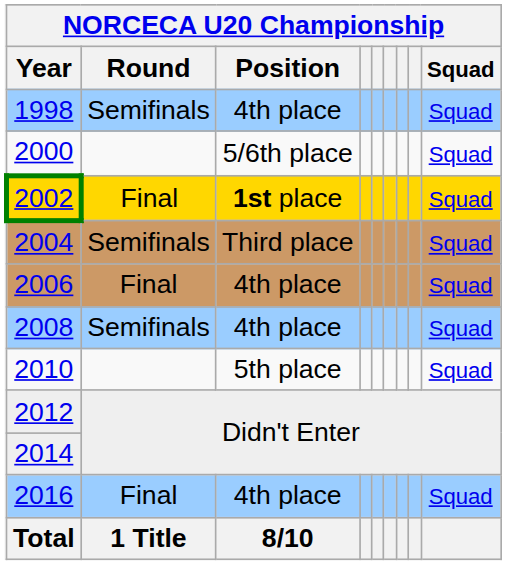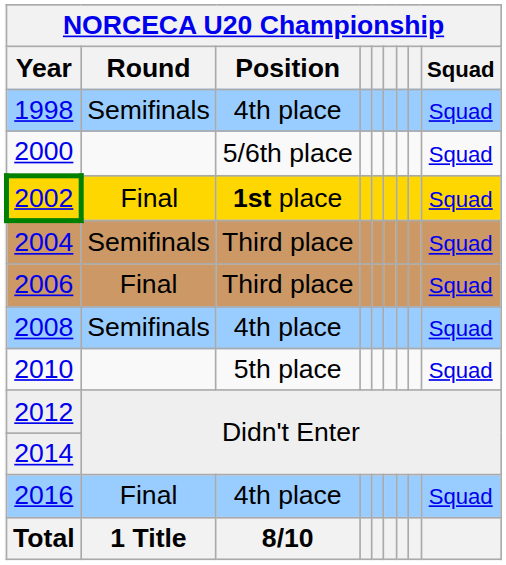(288, 284) 4th place -> (288, 284) Third place
